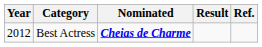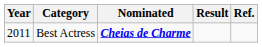(19, 32) 2012 -> (19, 32) 2011
